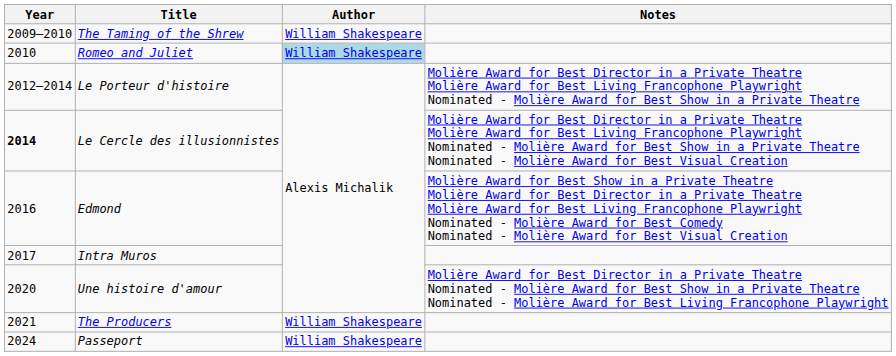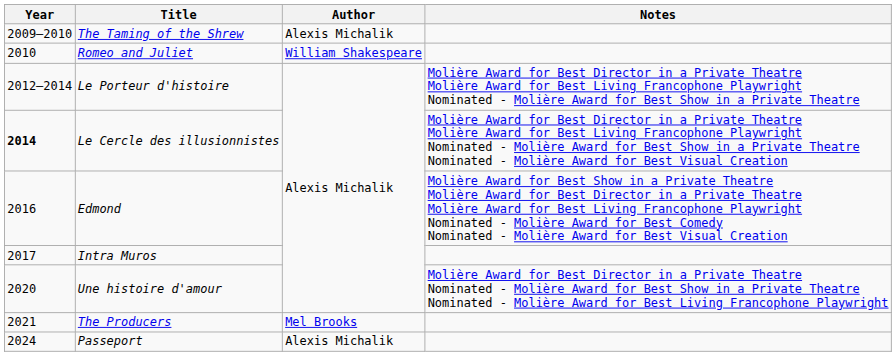(354, 34) William Shakespeare -> (339, 34) Alexis Michalik
(354, 53) lightblue background -> (354, 53) no background
(354, 322) William Shakespeare -> (321, 322) Mel Brooks
(354, 341) William Shakespeare -> (339, 341) Alexis Michalik
